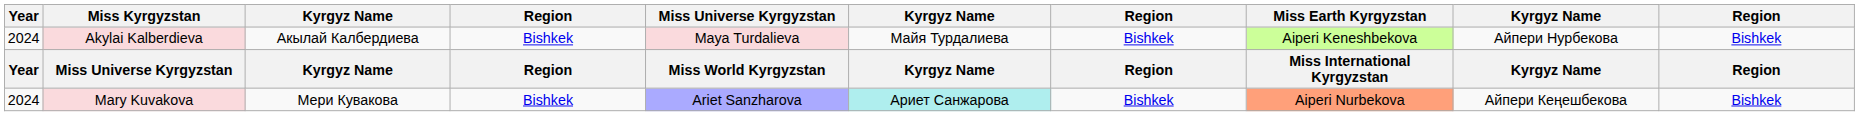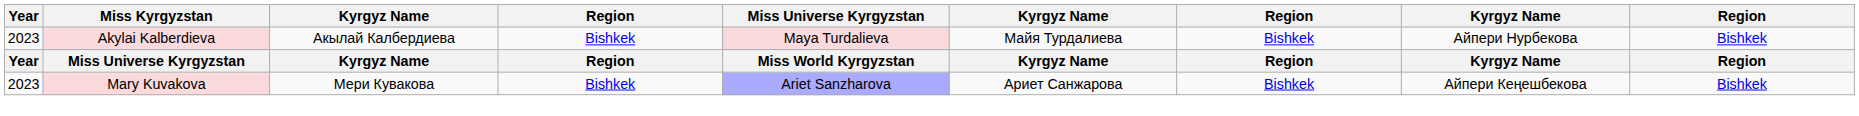- column: (1350, 16)
(24, 39) 2024 -> (24, 39) 2023
(24, 100) 2024 -> (24, 84) 2023
(950, 100) paleturquoise background -> (1063, 84) no background
